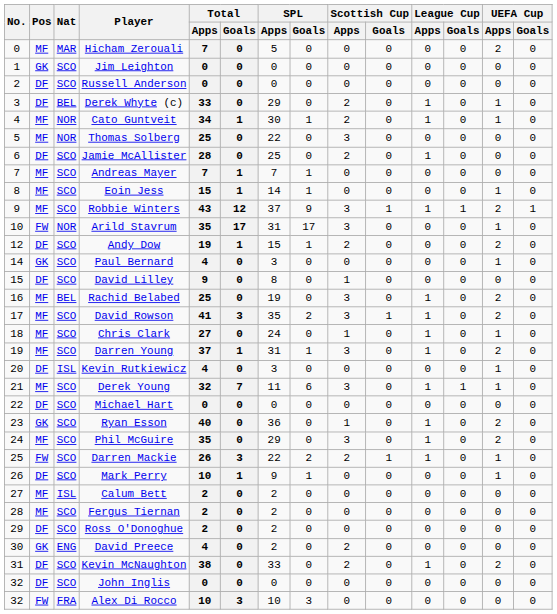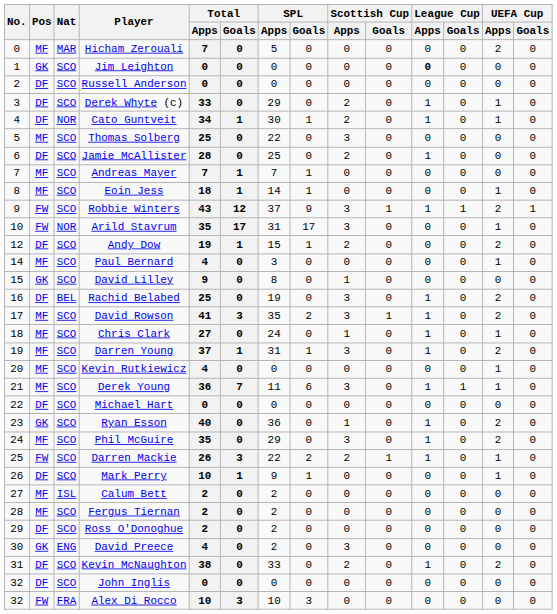(428, 67) normal -> (428, 67) bold
(67, 102) BEL -> (67, 102) SCO
(42, 120) MF -> (42, 120) DF
(67, 138) NOR -> (67, 138) SCO
(205, 191) 15 -> (205, 191) 18
(42, 209) MF -> (42, 209) FW
(42, 262) GK -> (42, 262) MF
(42, 280) DF -> (42, 280) GK
(42, 298) MF -> (42, 298) DF
(42, 369) DF -> (42, 369) MF
(67, 369) ISL -> (67, 369) SCO
(274, 369) 3 -> (274, 369) 0
(205, 387) 32 -> (205, 387) 36
(347, 547) 2 -> (347, 547) 3
